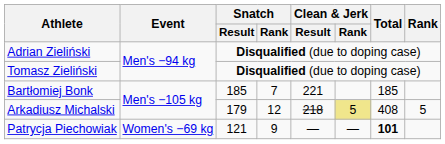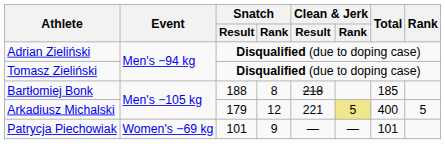(237, 91) 185 -> (237, 91) 188
(274, 91) 7 -> (274, 91) 8
(313, 91) 221 -> (313, 91) 218
(313, 110) 218 -> (313, 110) 221
(388, 110) 408 -> (388, 110) 400
(237, 129) 121 -> (237, 129) 101
(388, 129) bold -> (388, 129) normal
